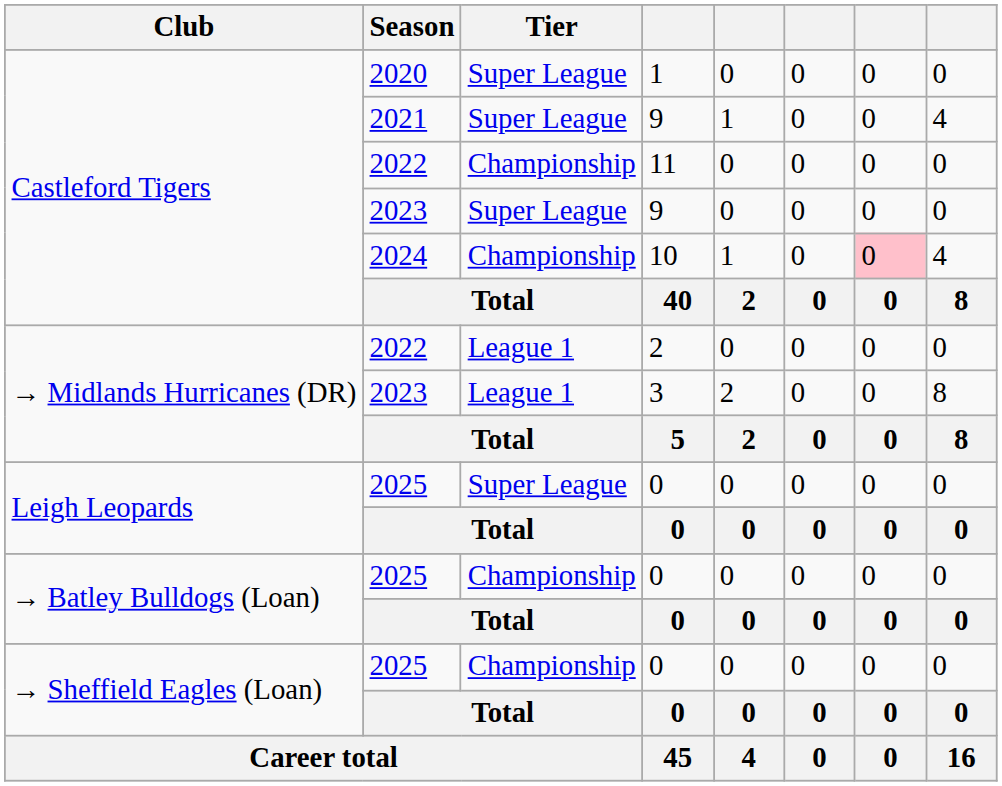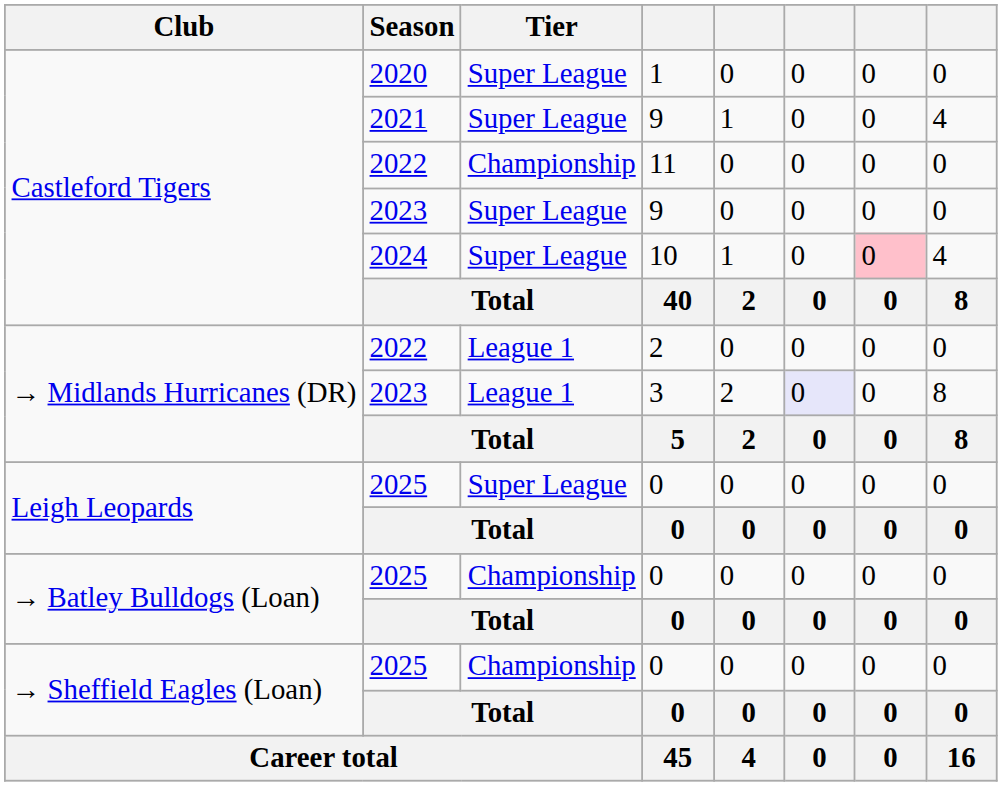(552, 255) Championship -> (547, 255) Super League
(798, 392) no background -> (798, 392) lavender background
